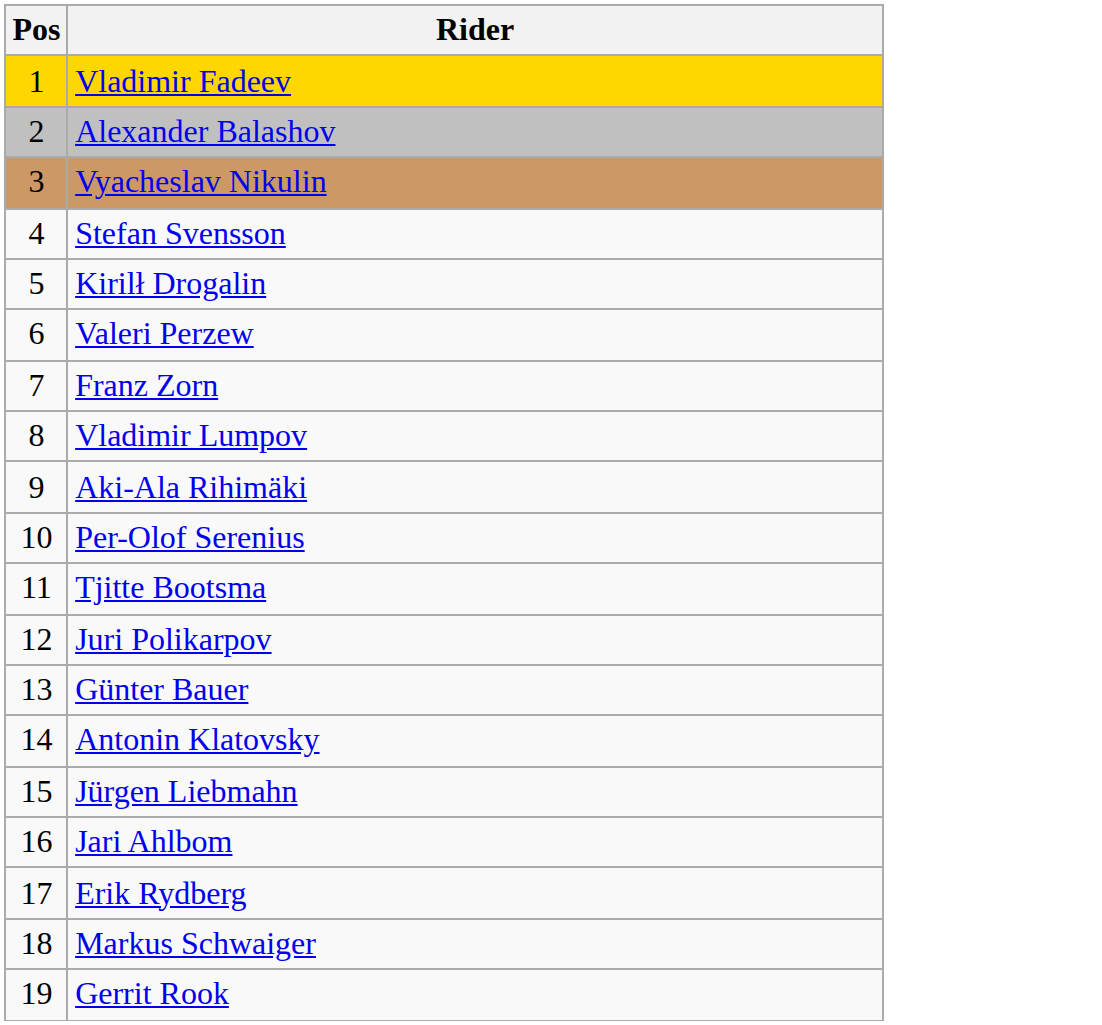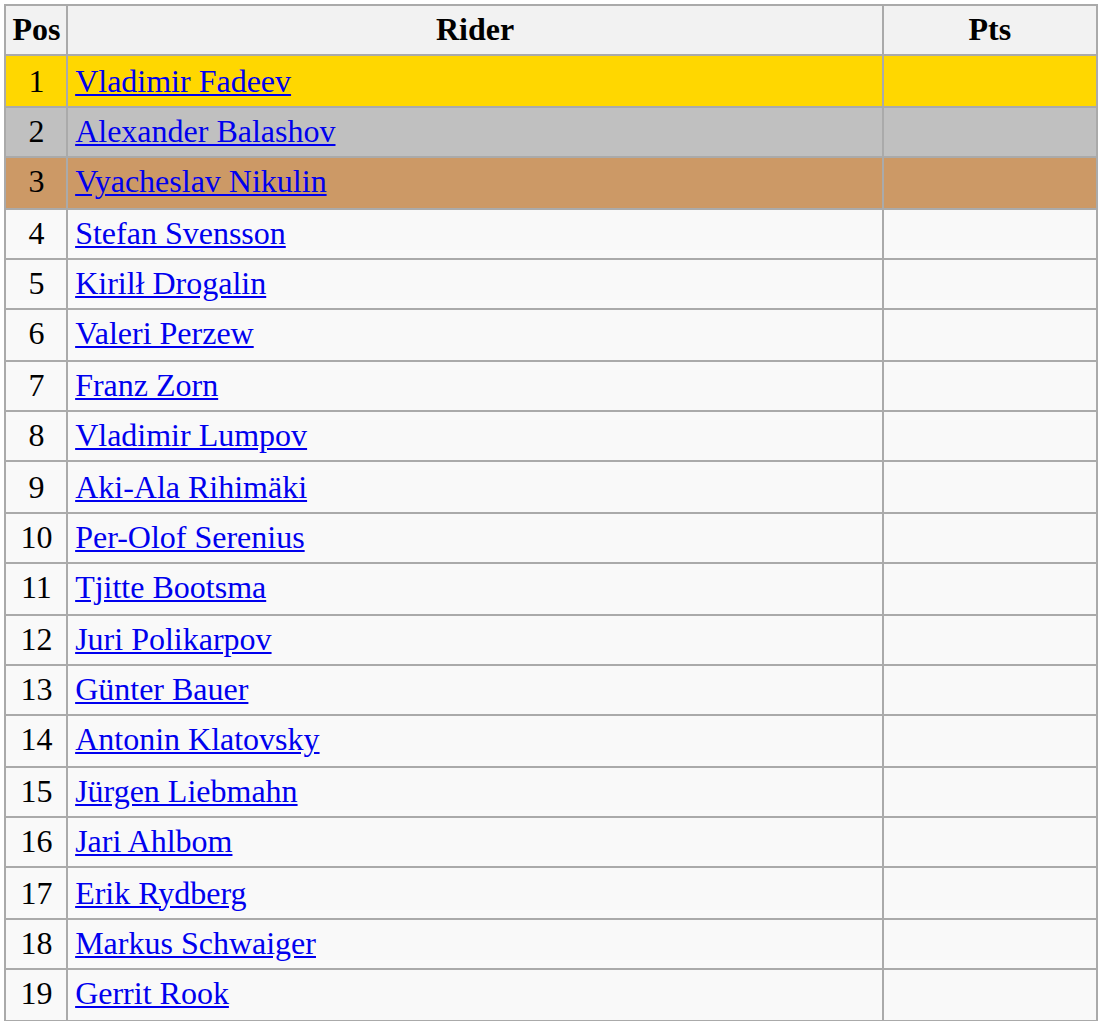+ column: (990, 29)
